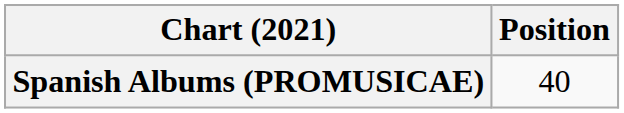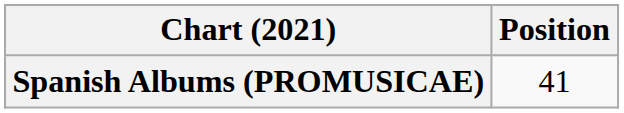(554, 81) 40 -> (554, 81) 41
